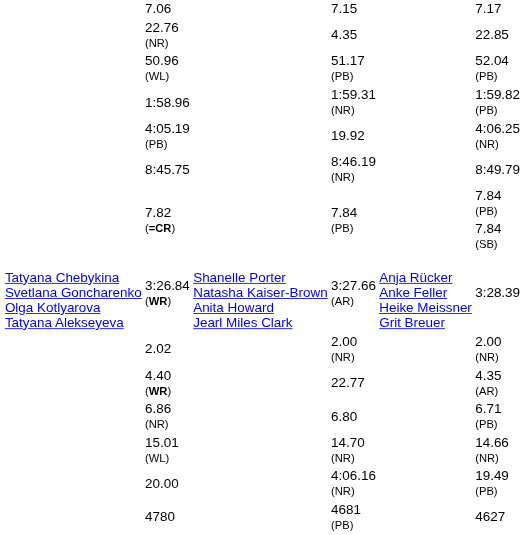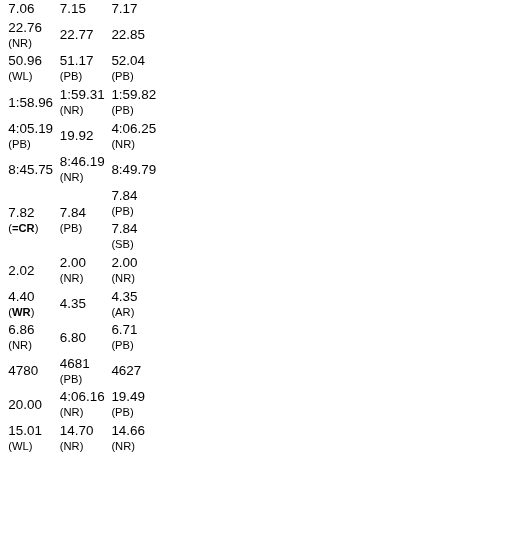(344, 35) 4.35 -> (77, 35) 22.77
- row: (73, 300)
(348, 382) 22.77 -> (73, 303) 4.35
rows swapped: (73, 450) <-> (73, 517)
